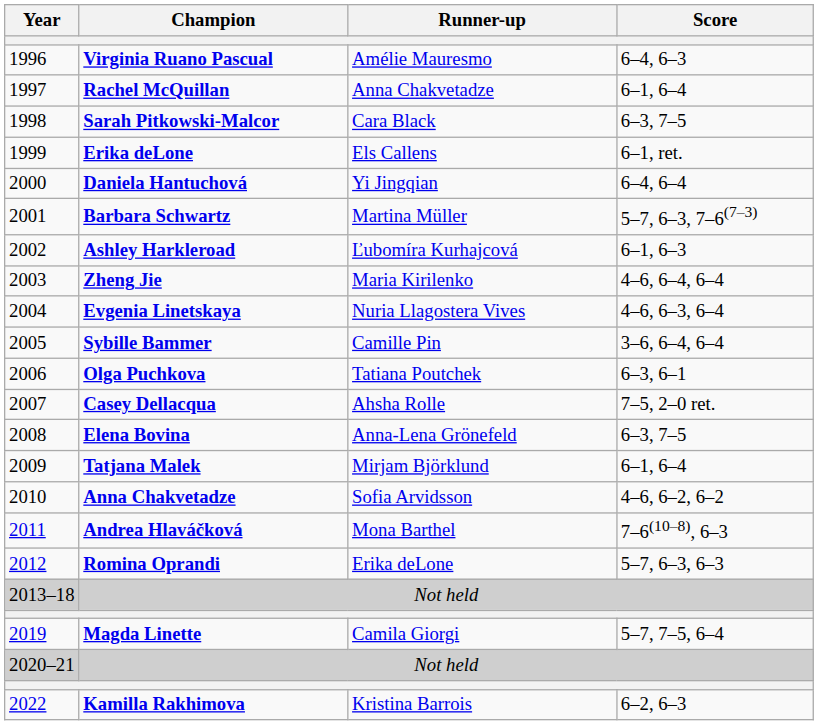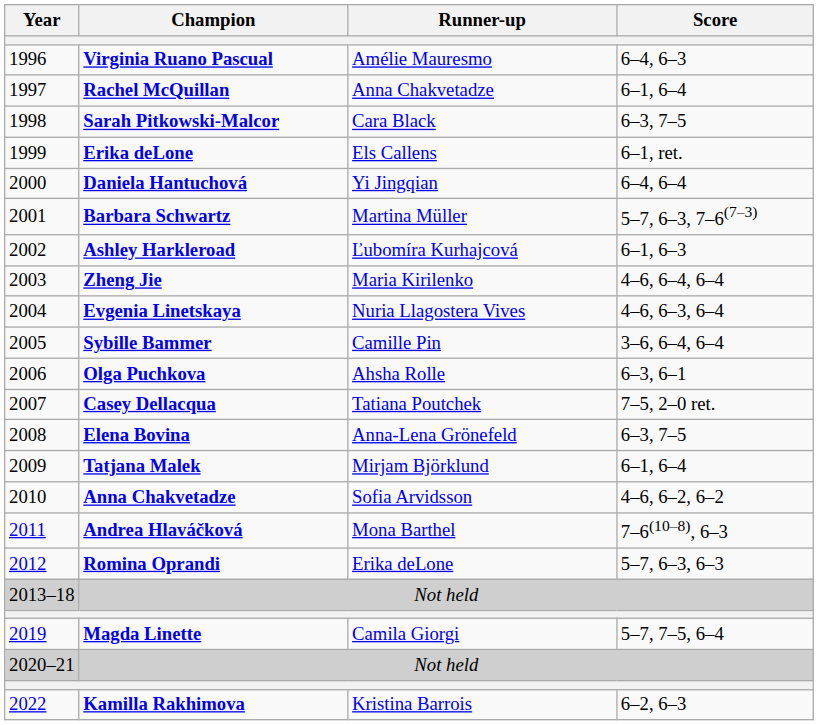(417, 373) Tatiana Poutchek -> (399, 373) Ahsha Rolle
(399, 404) Ahsha Rolle -> (417, 404) Tatiana Poutchek
